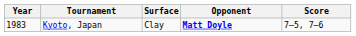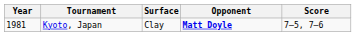(16, 24) 1983 -> (16, 24) 1981
